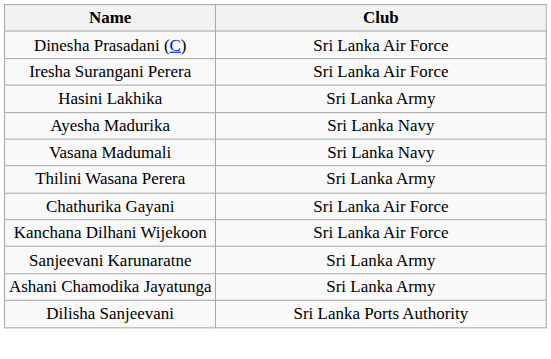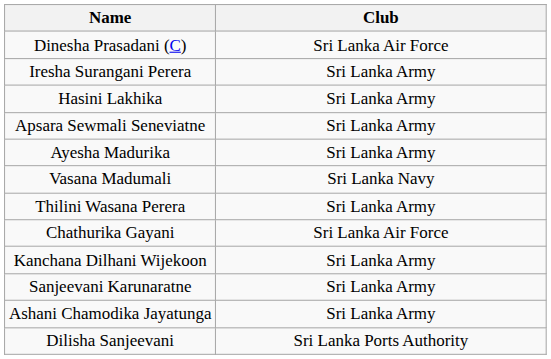(381, 71) Sri Lanka Air Force -> (381, 71) Sri Lanka Army
+ row: (110, 125)
(381, 125) Sri Lanka Navy -> (381, 152) Sri Lanka Army
(381, 233) Sri Lanka Air Force -> (381, 260) Sri Lanka Army
